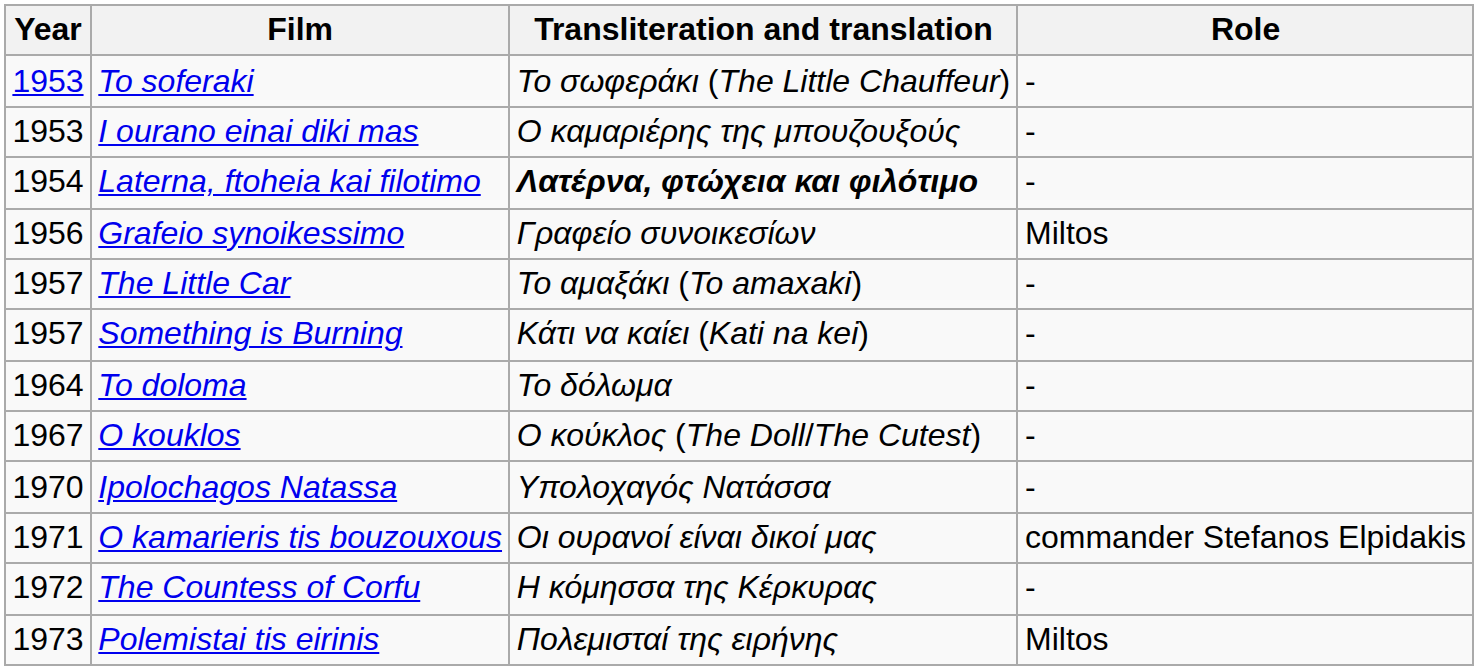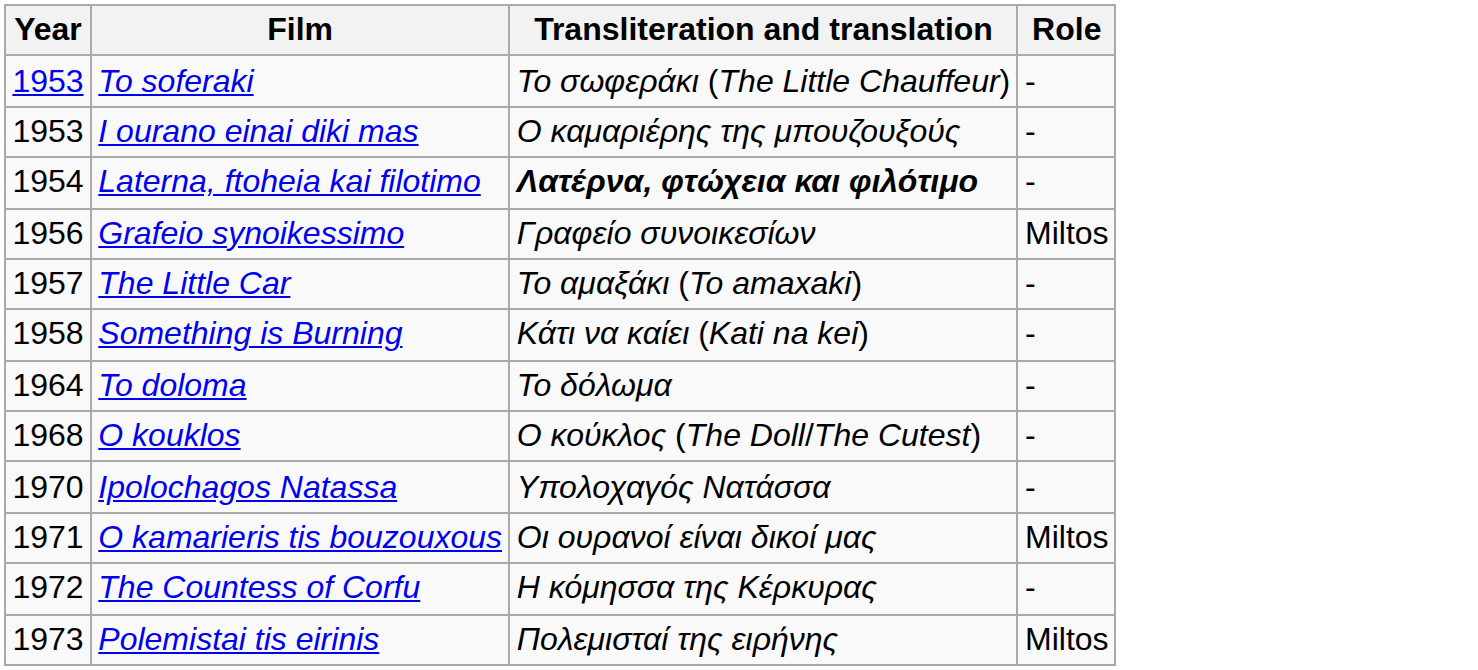(48, 334) 1957 -> (48, 334) 1958
(48, 435) 1967 -> (48, 435) 1968
(1246, 537) commander Stefanos Elpidakis -> (1067, 537) Miltos
